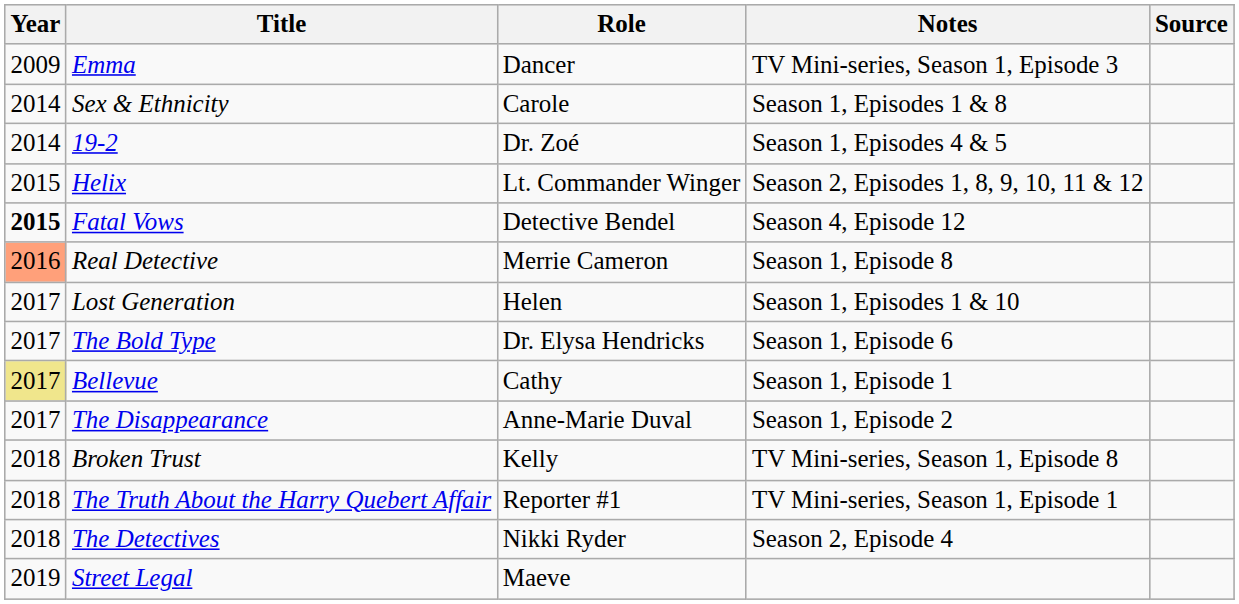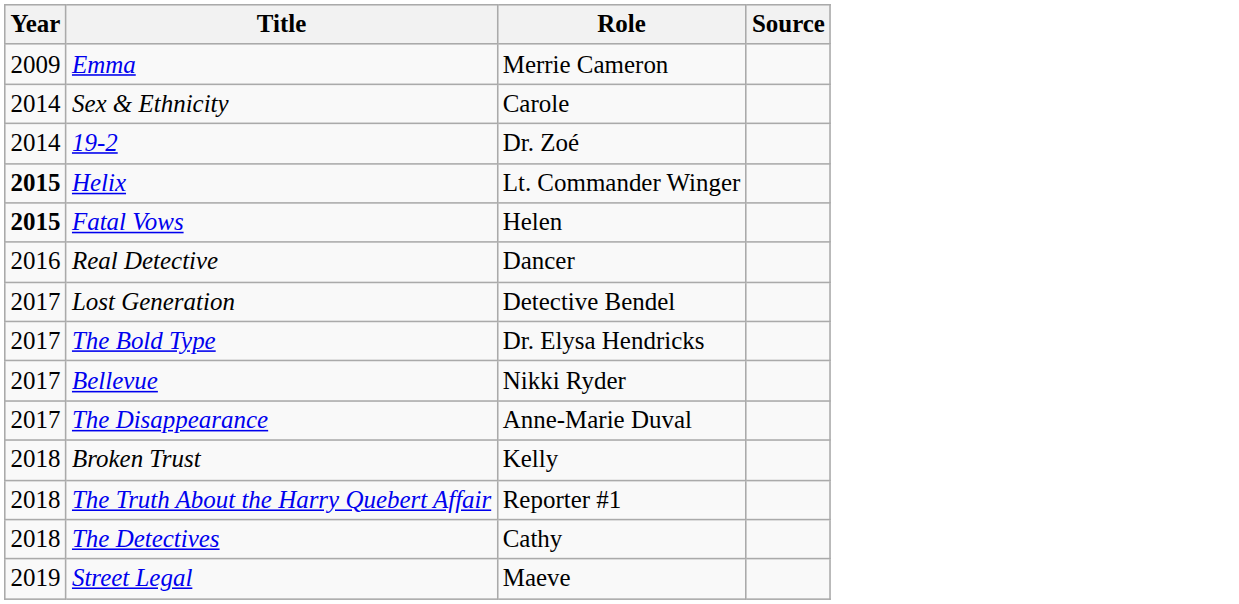- column: (948, 24)
(539, 63) Dancer -> (586, 63) Merrie Cameron
(35, 182) normal -> (35, 182) bold
(589, 222) Detective Bendel -> (533, 222) Helen
(35, 261) lightsalmon background -> (35, 261) no background
(586, 261) Merrie Cameron -> (539, 261) Dancer
(533, 301) Helen -> (589, 301) Detective Bendel
(35, 380) khaki background -> (35, 380) no background
(533, 380) Cathy -> (564, 380) Nikki Ryder
(564, 538) Nikki Ryder -> (533, 538) Cathy
